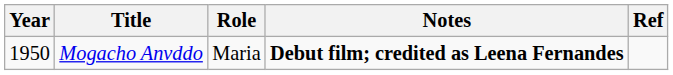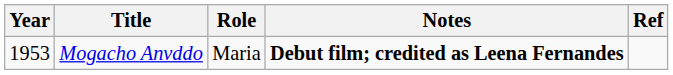(30, 52) 1950 -> (30, 52) 1953
